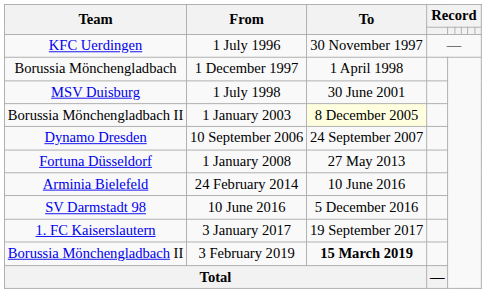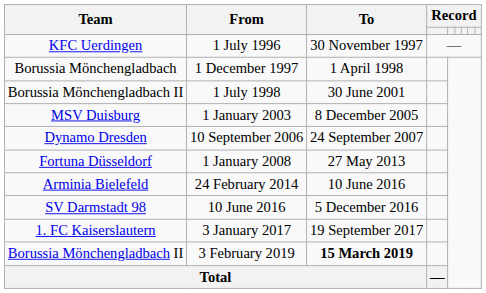(96, 92) MSV Duisburg -> (96, 92) Borussia Mönchengladbach II
(96, 115) Borussia Mönchengladbach II -> (96, 115) MSV Duisburg
(367, 115) lightyellow background -> (367, 115) no background
